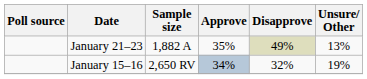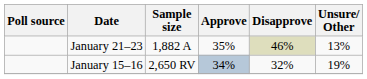(282, 46) 49% -> (282, 46) 46%
